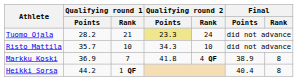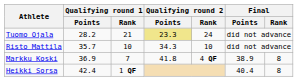(87, 70) 44.2 -> (87, 70) 42.4
